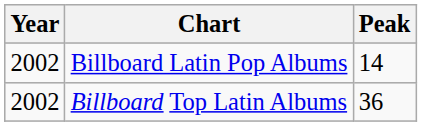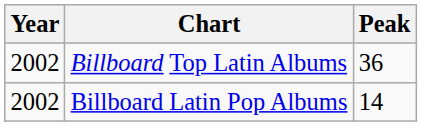rows swapped: (209, 101) <-> (209, 62)
